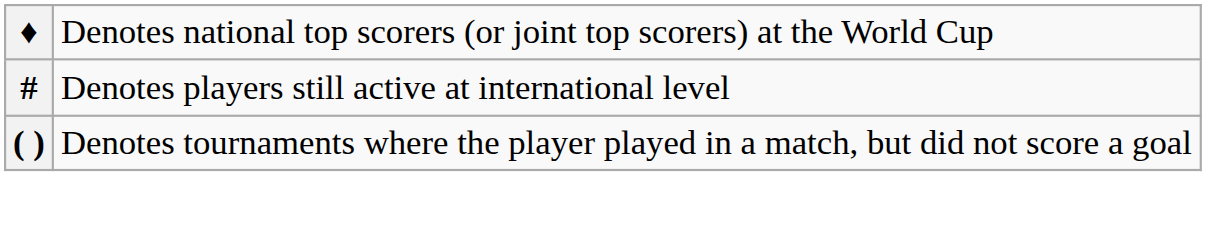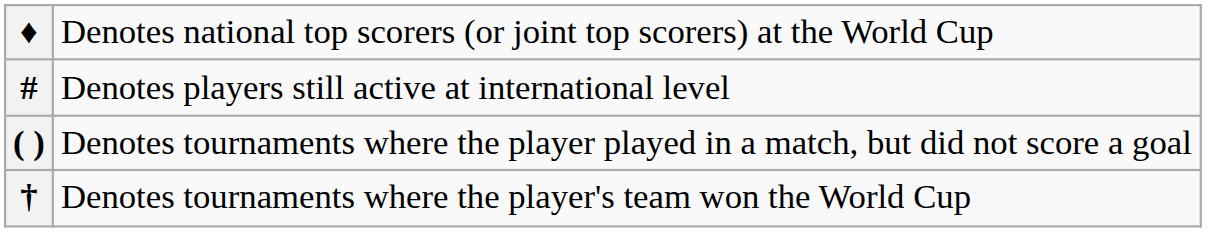+ row: (29, 197)
